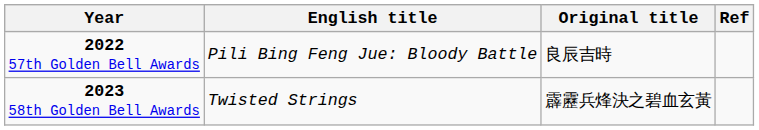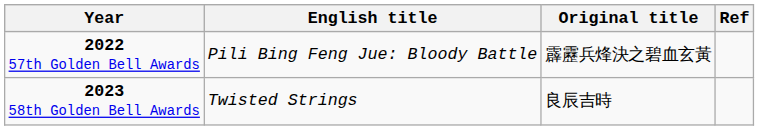(579, 56) 良辰吉時 -> (628, 56) 霹靂兵烽決之碧血玄黃
(628, 102) 霹靂兵烽決之碧血玄黃 -> (579, 102) 良辰吉時
